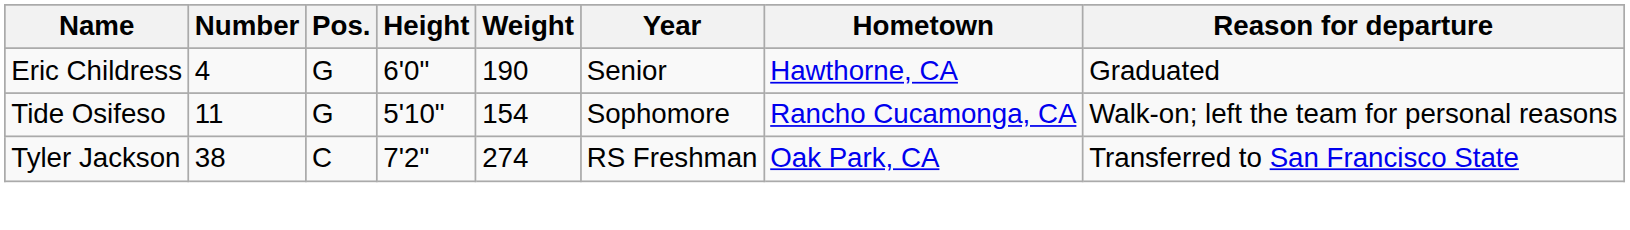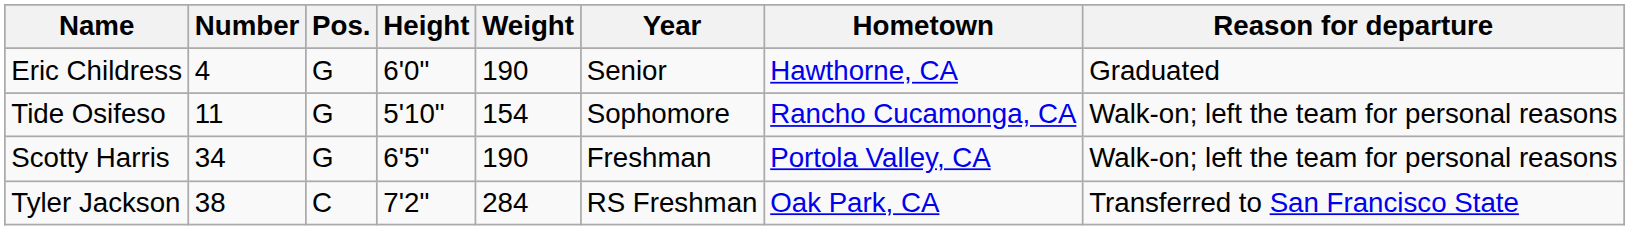+ row: (90, 158)
(505, 158) 274 -> (505, 202) 284
